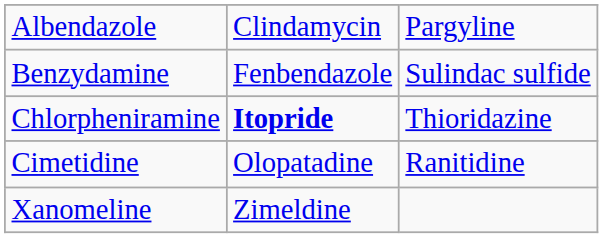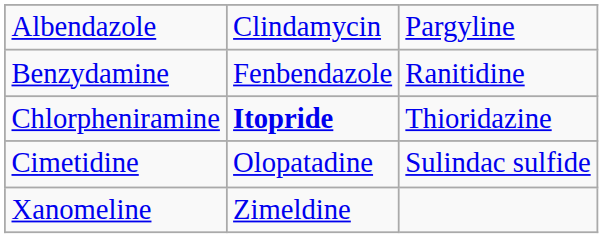(498, 72) Sulindac sulfide -> (465, 72) Ranitidine
(465, 163) Ranitidine -> (498, 163) Sulindac sulfide
